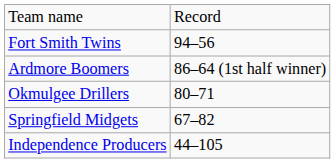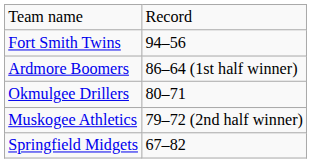+ row: (73, 119)
- row: (87, 145)
